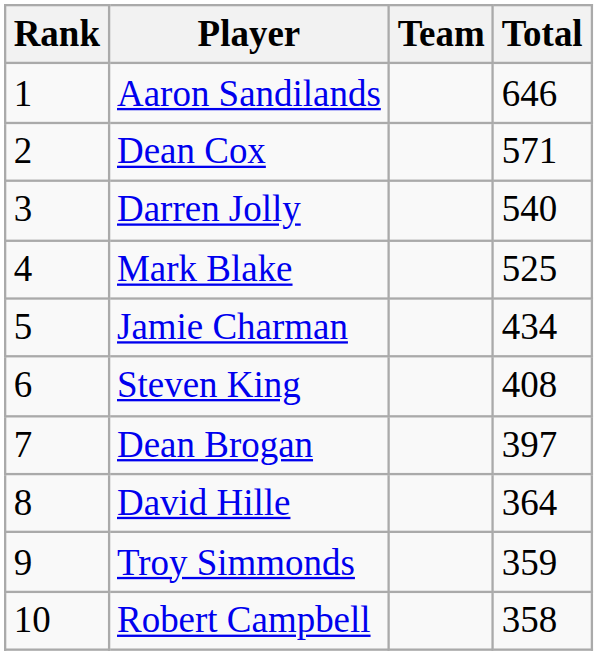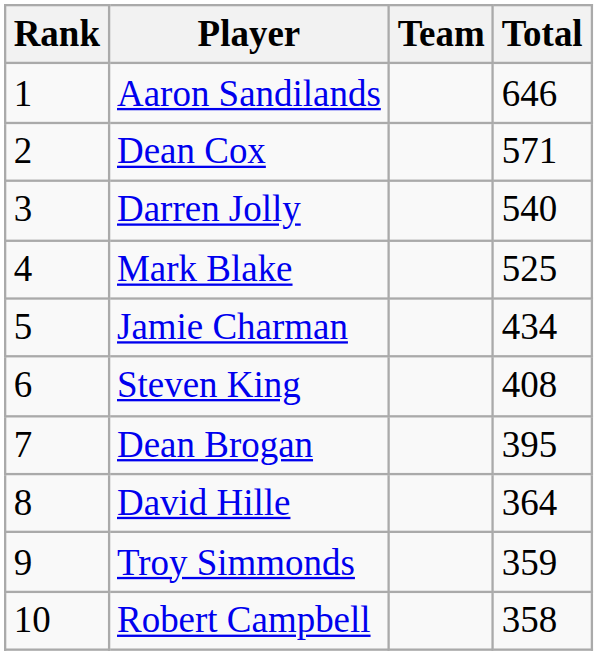(530, 444) 397 -> (530, 444) 395
